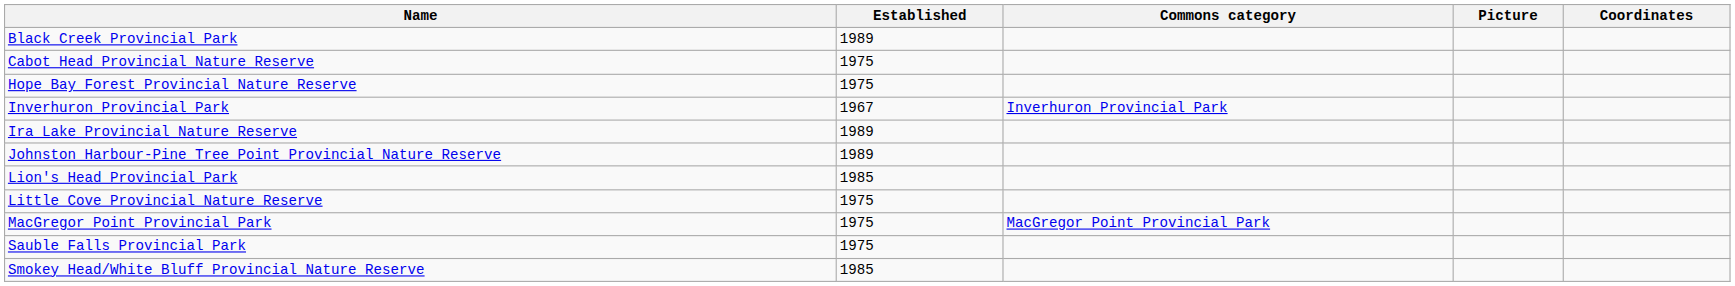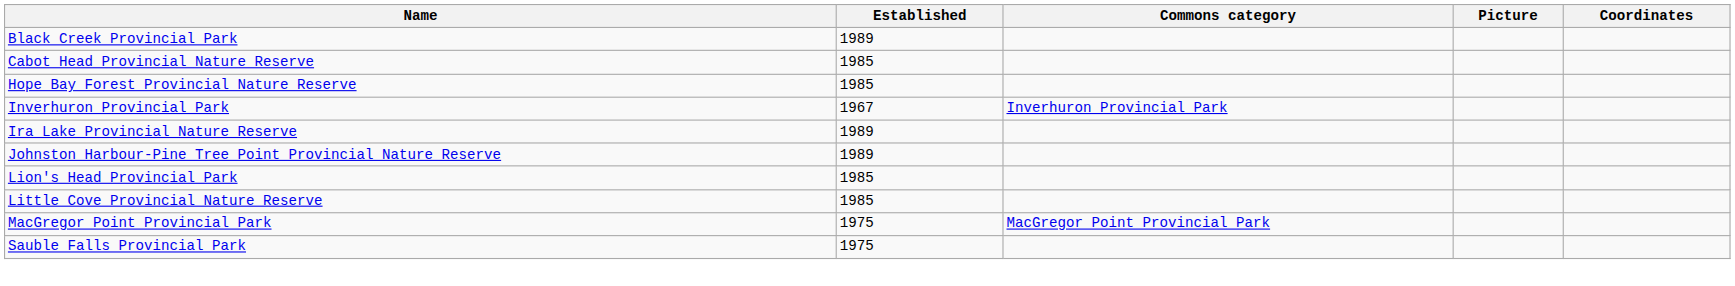(857, 62) 1975 -> (857, 62) 1985
(857, 85) 1975 -> (857, 85) 1985
(857, 201) 1975 -> (857, 201) 1985
- row: (216, 270)
